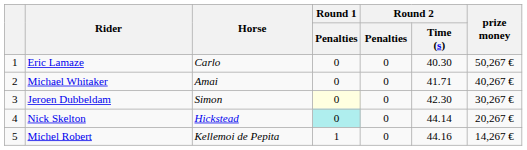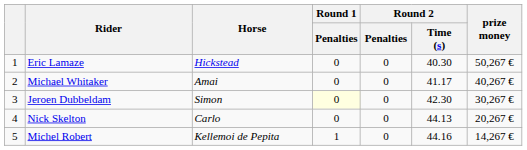(207, 63) Carlo -> (217, 63) Hickstead
(439, 81) 41.71 -> (439, 81) 41.17
(217, 118) Hickstead -> (207, 118) Carlo
(336, 118) paleturquoise background -> (336, 118) no background
(439, 118) 44.14 -> (439, 118) 44.13
